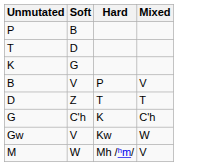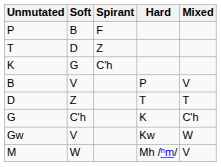+ column: (115, 13)
